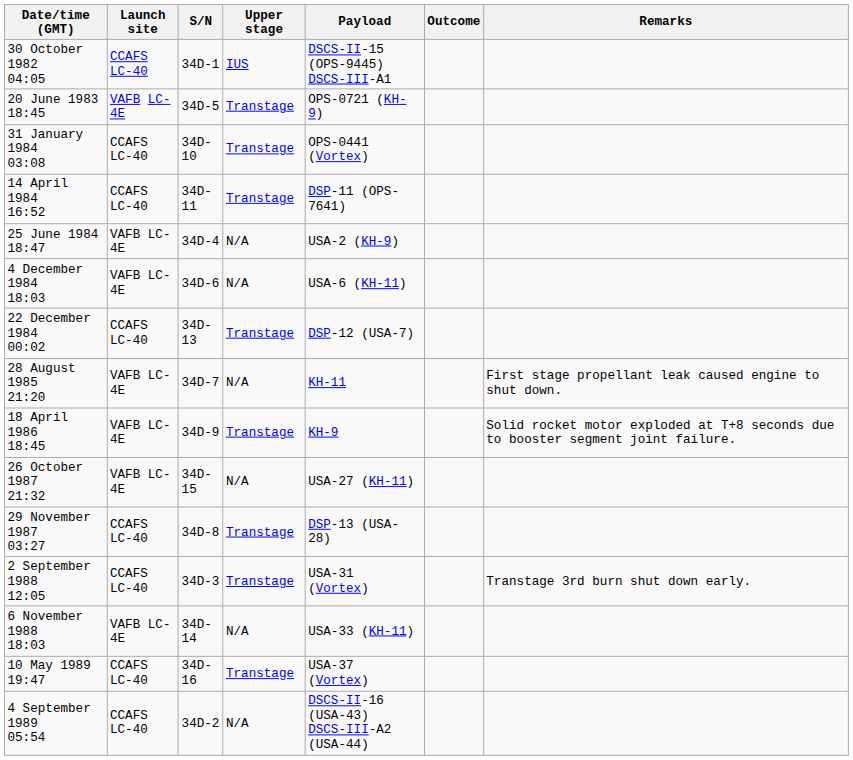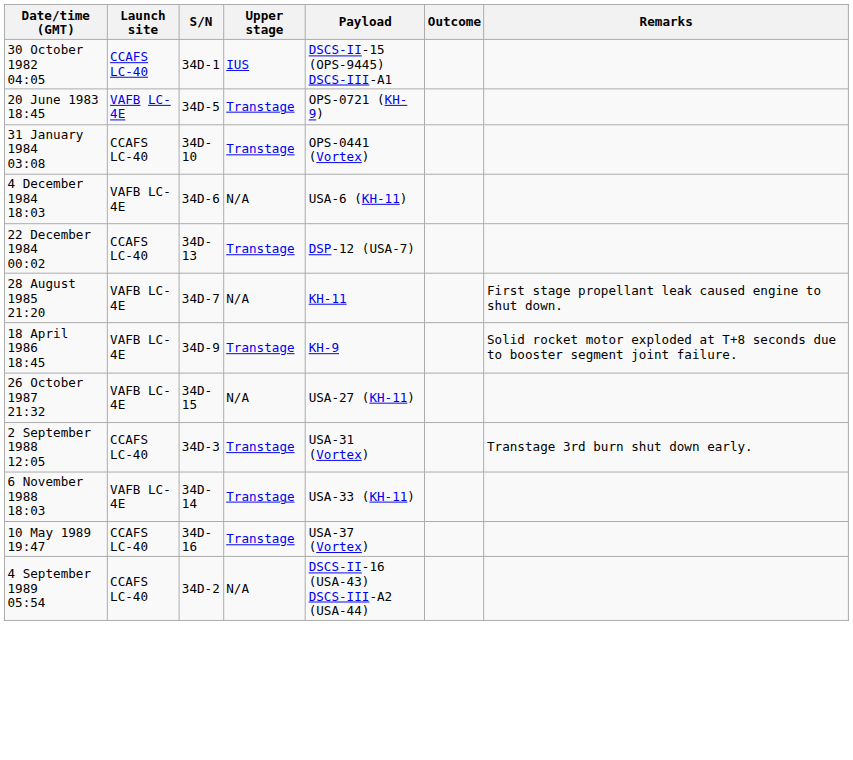- row: (38, 199)
- row: (53, 241)
- row: (49, 532)
(237, 631) N/A -> (260, 497) Transtage
